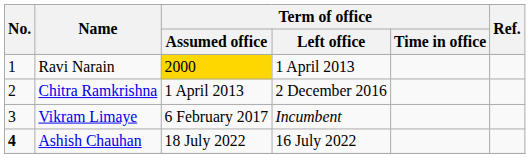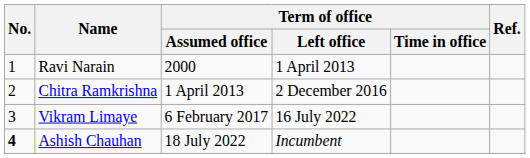(180, 66) gold background -> (180, 66) no background
(309, 116) Incumbent -> (316, 116) 16 July 2022
(316, 141) 16 July 2022 -> (309, 141) Incumbent
